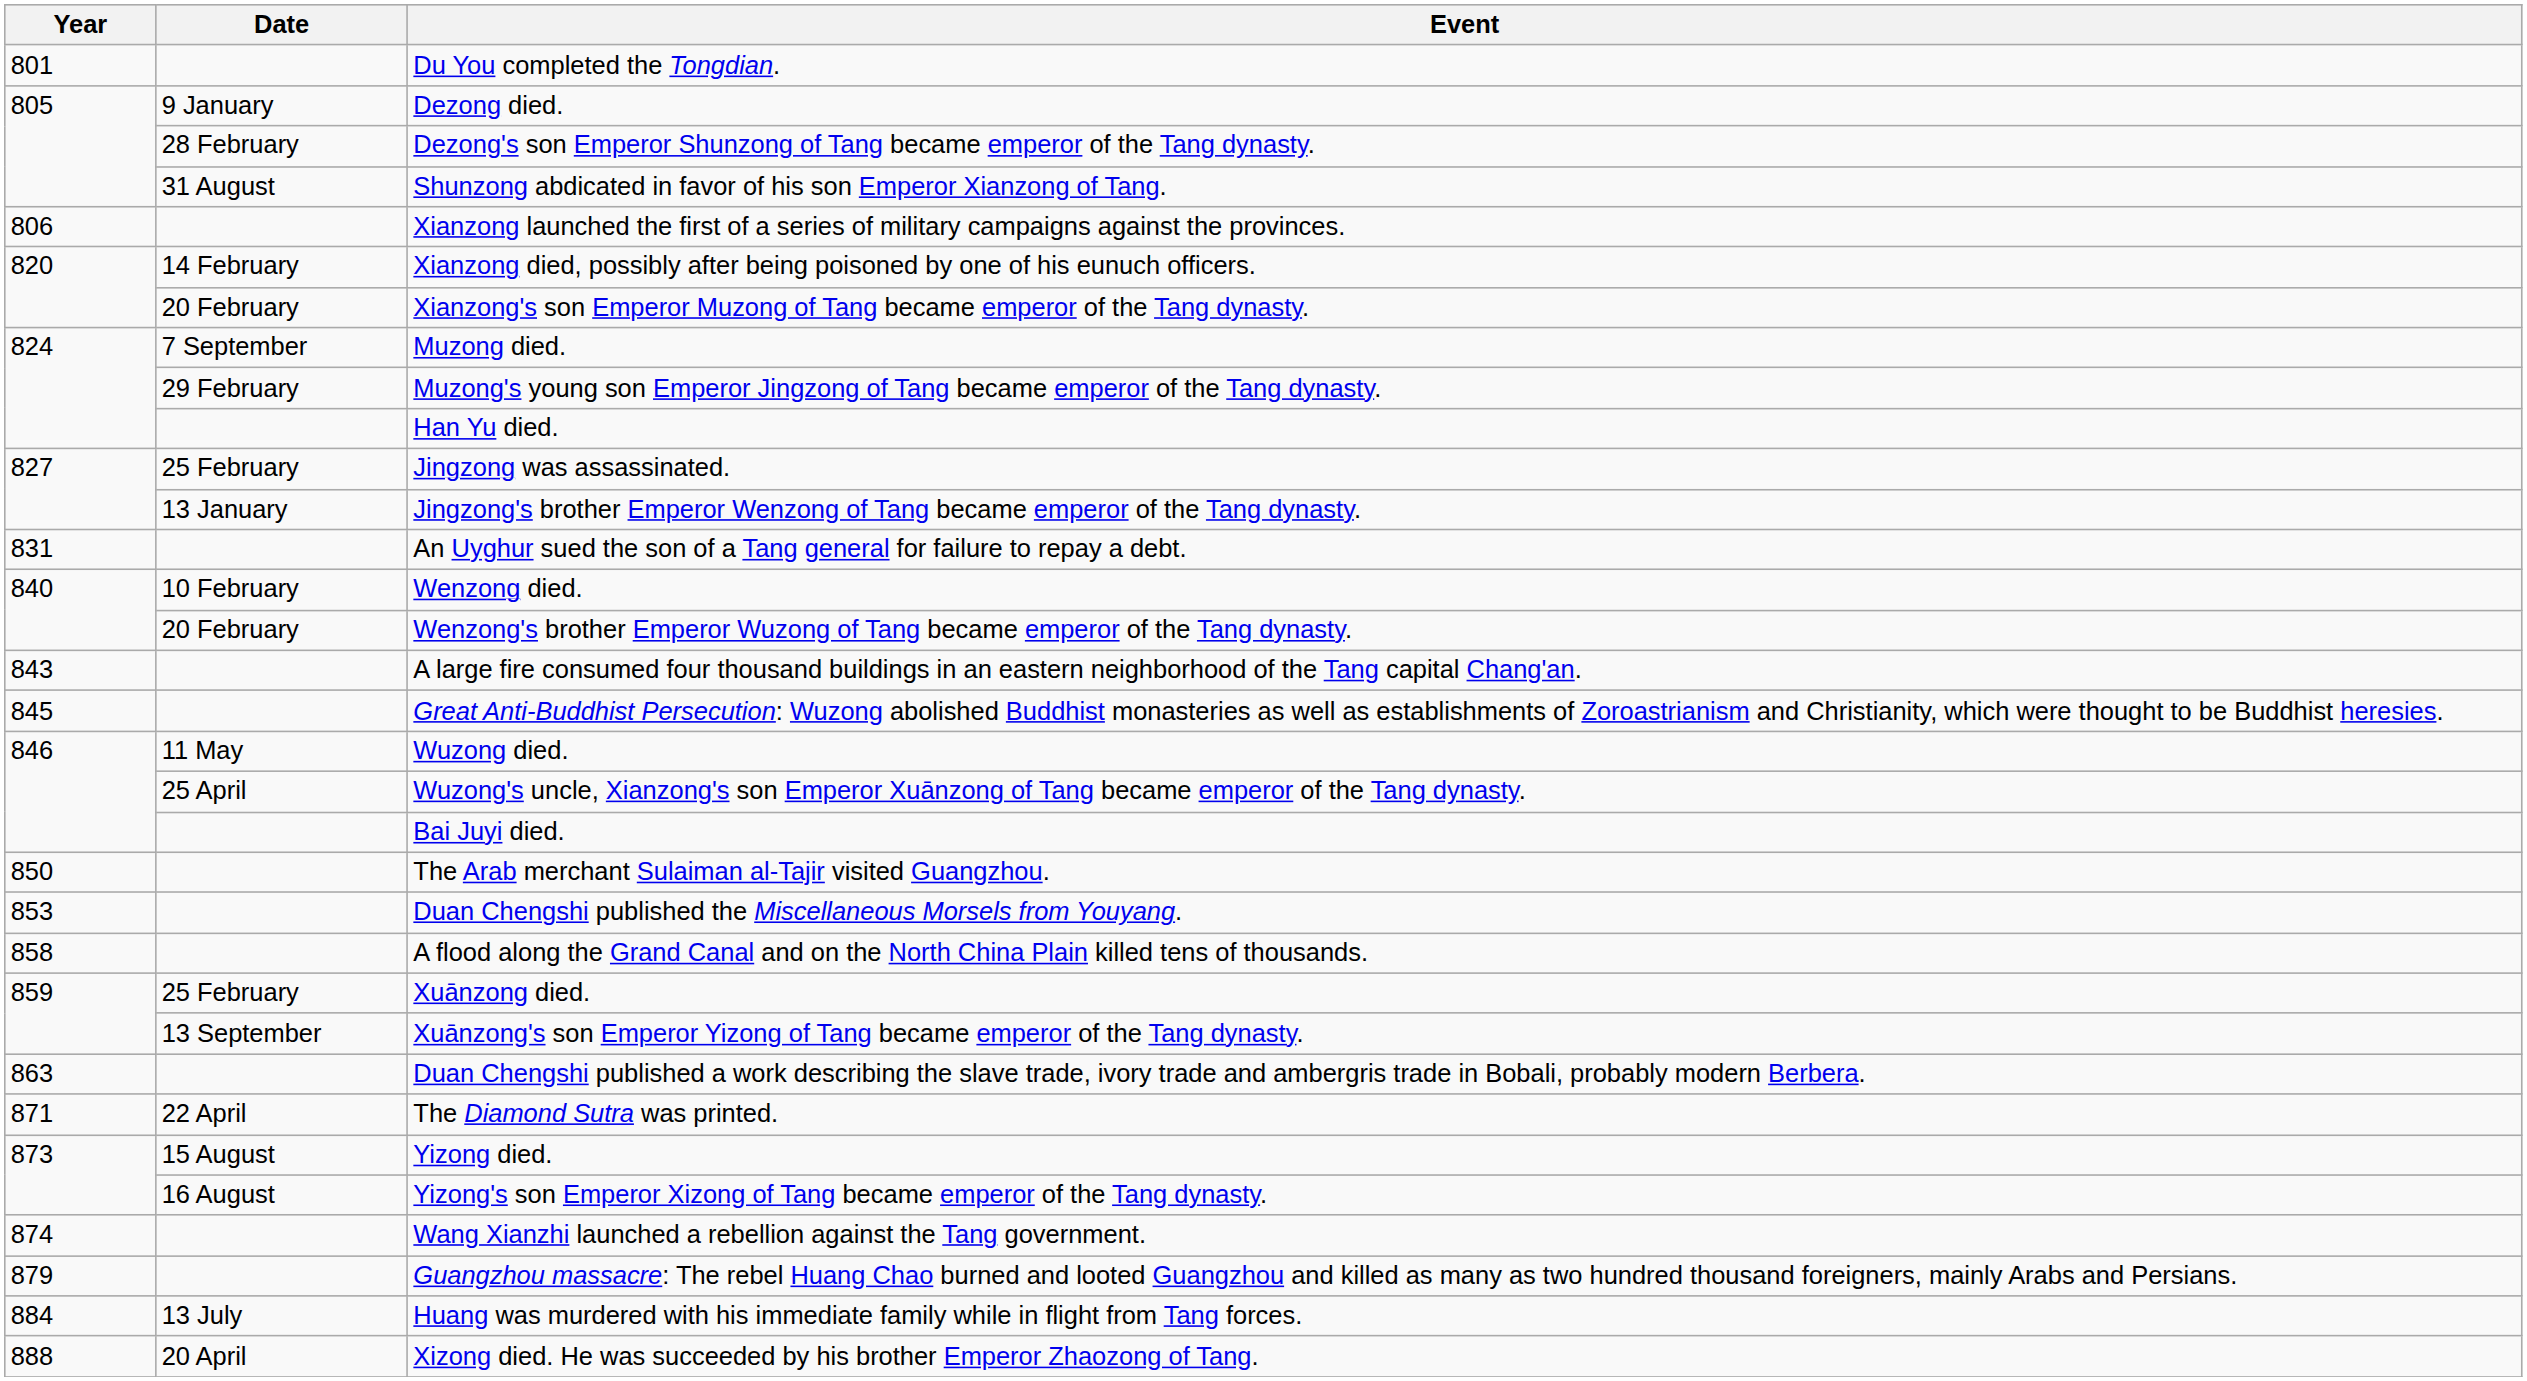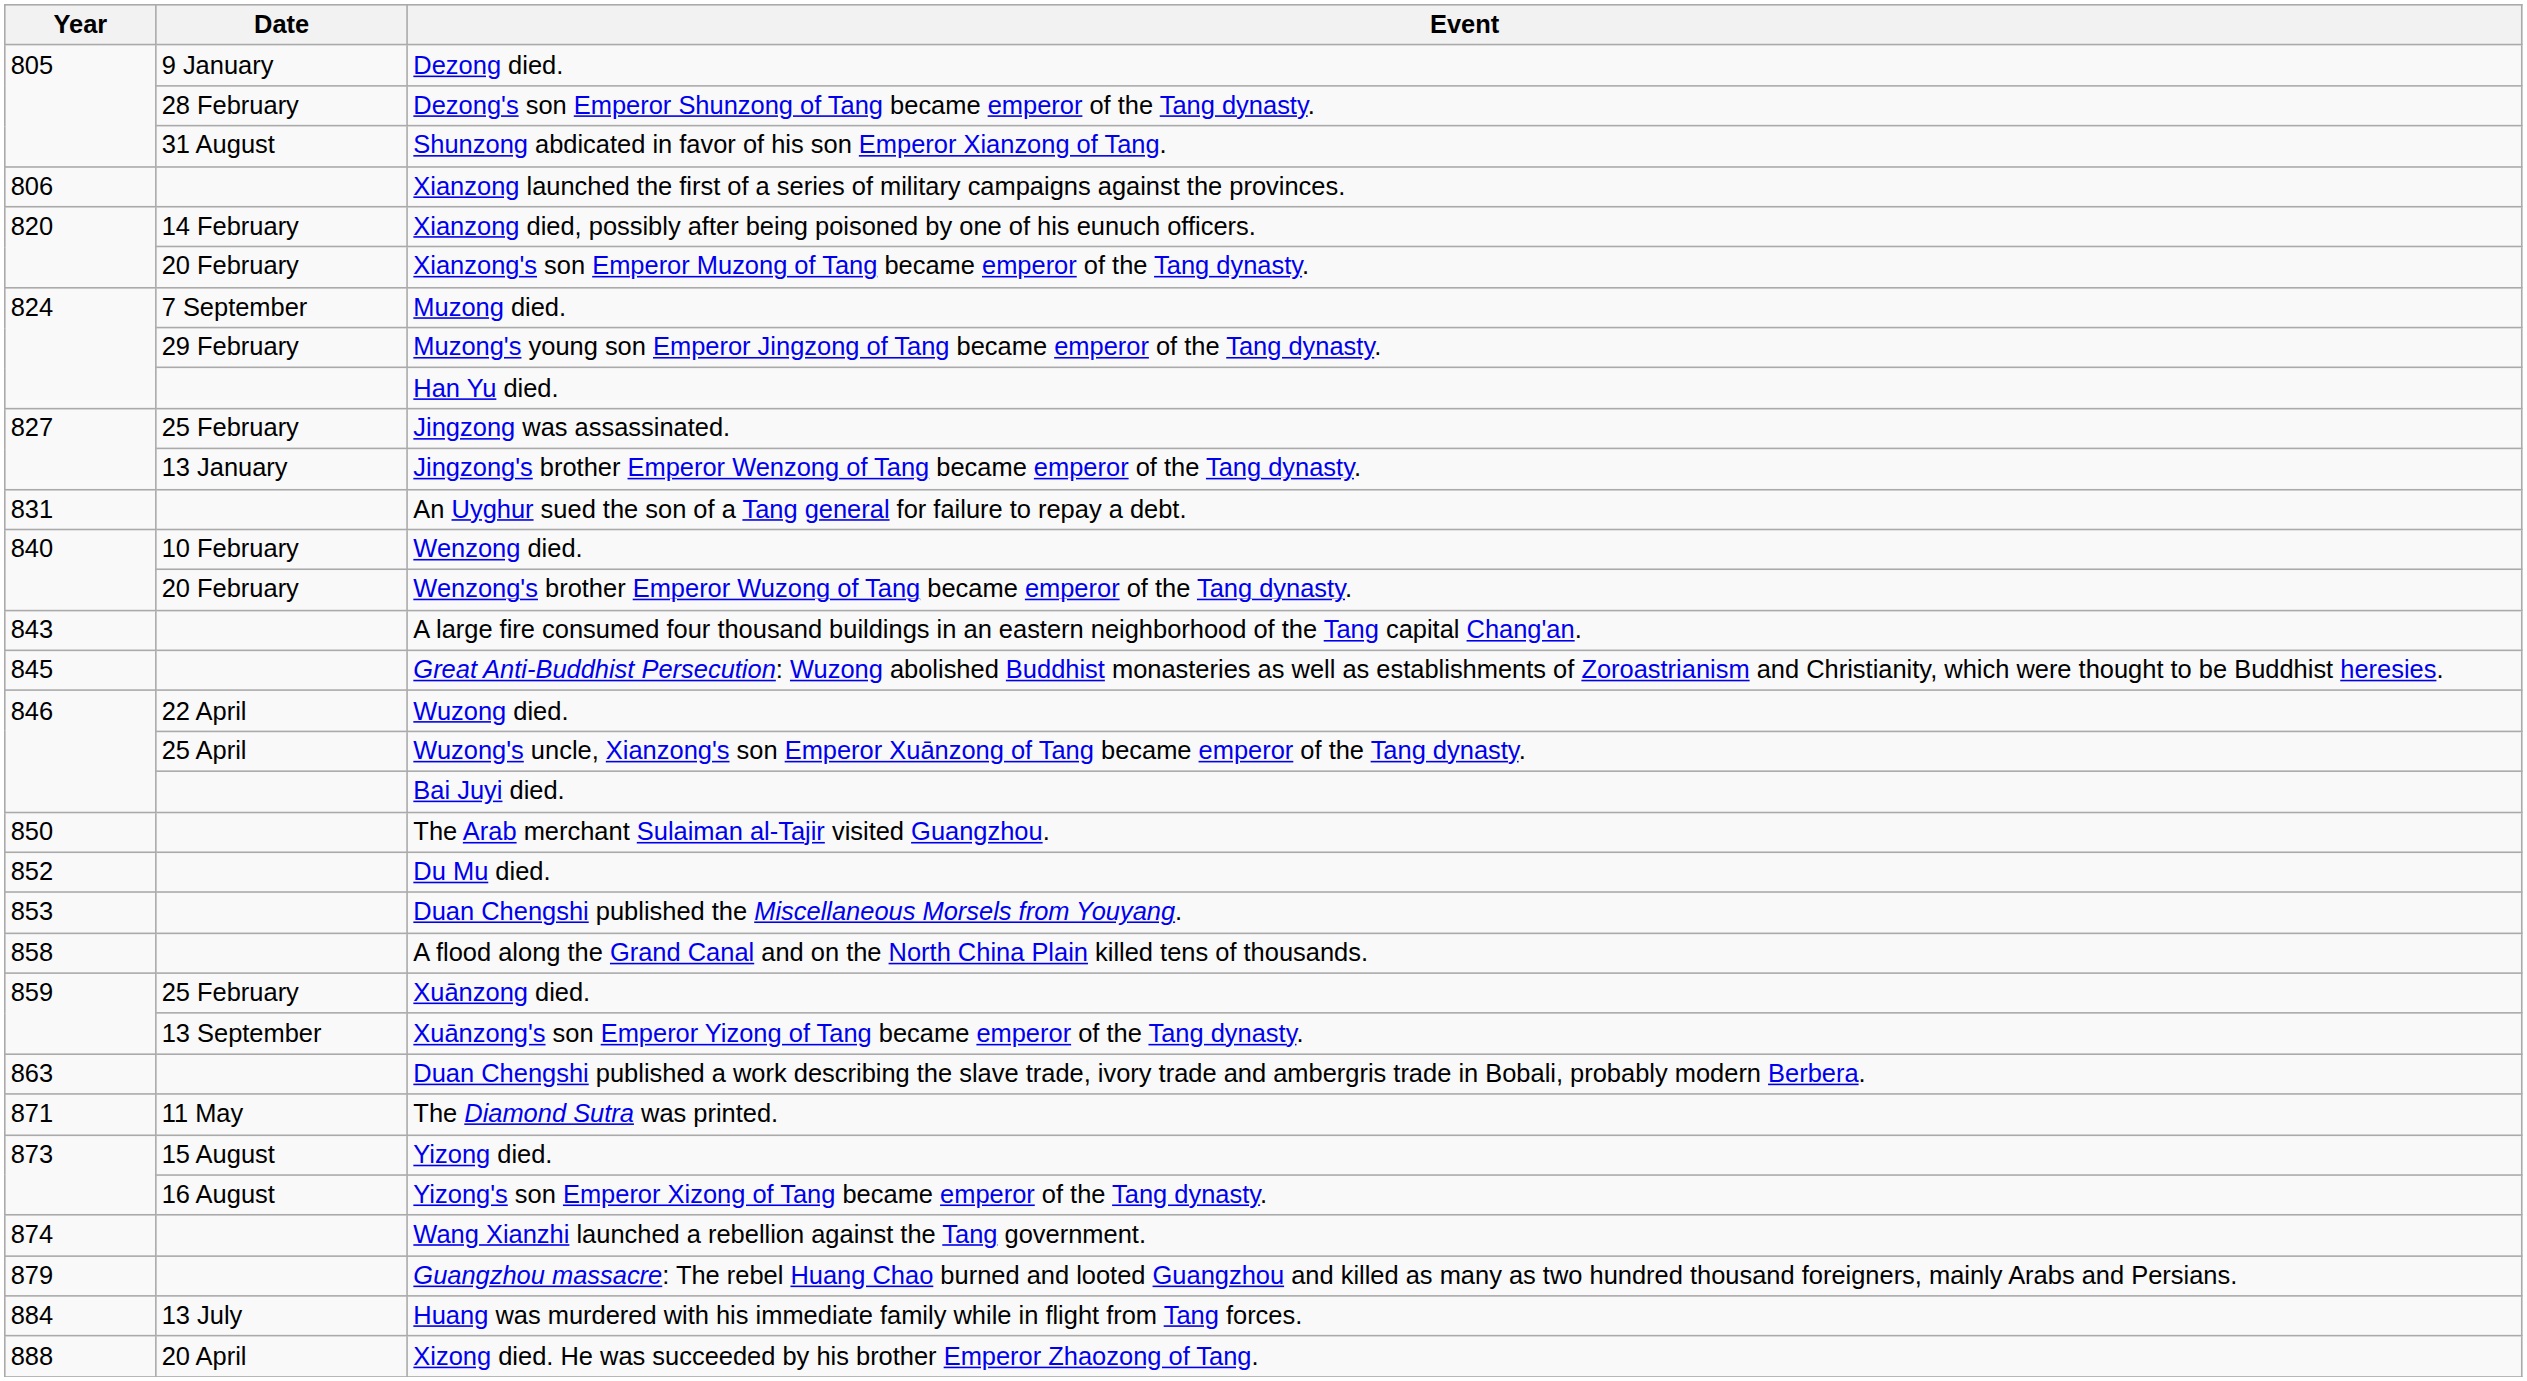- row: (597, 65)
(202, 750) 11 May -> (204, 710) 22 April
+ row: (482, 871)
(204, 1114) 22 April -> (202, 1114) 11 May
